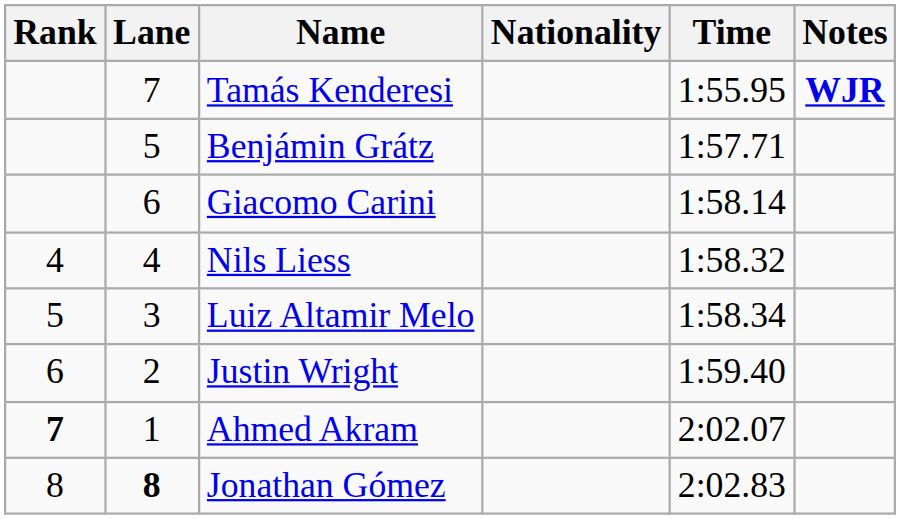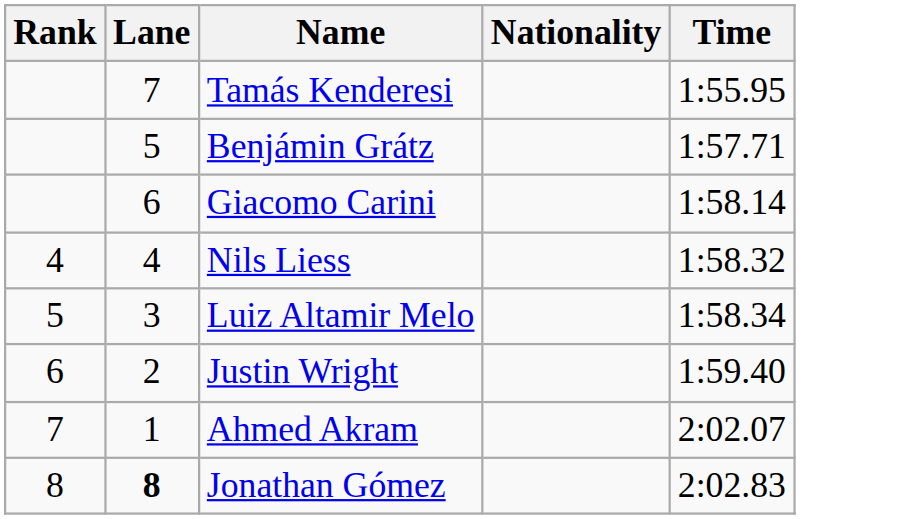- column: (845, 32)
(55, 428) bold -> (55, 428) normal
